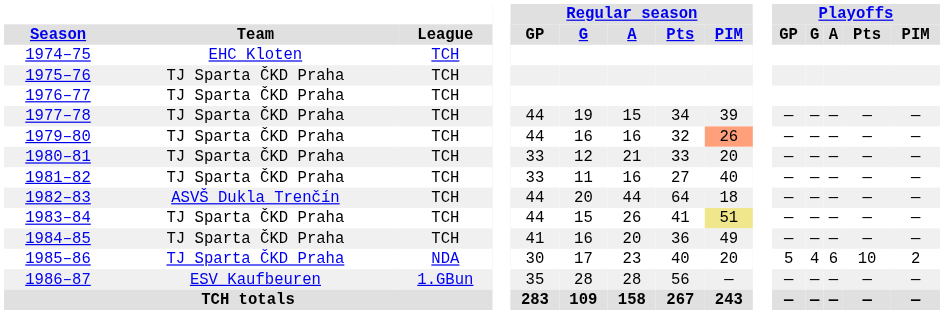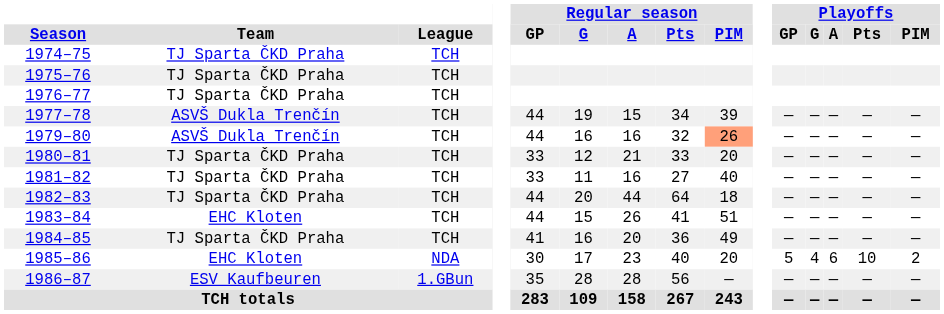(255, 55) EHC Kloten -> (255, 55) TJ Sparta ČKD Praha
(255, 116) TJ Sparta ČKD Praha -> (255, 116) ASVŠ Dukla Trenčín
(255, 137) TJ Sparta ČKD Praha -> (255, 137) ASVŠ Dukla Trenčín
(255, 198) ASVŠ Dukla Trenčín -> (255, 198) TJ Sparta ČKD Praha
(255, 218) TJ Sparta ČKD Praha -> (255, 218) EHC Kloten
(729, 218) khaki background -> (729, 218) no background
(255, 259) TJ Sparta ČKD Praha -> (255, 259) EHC Kloten
